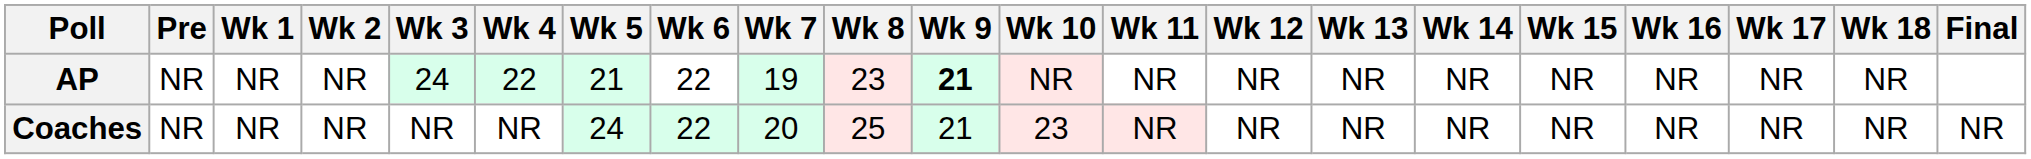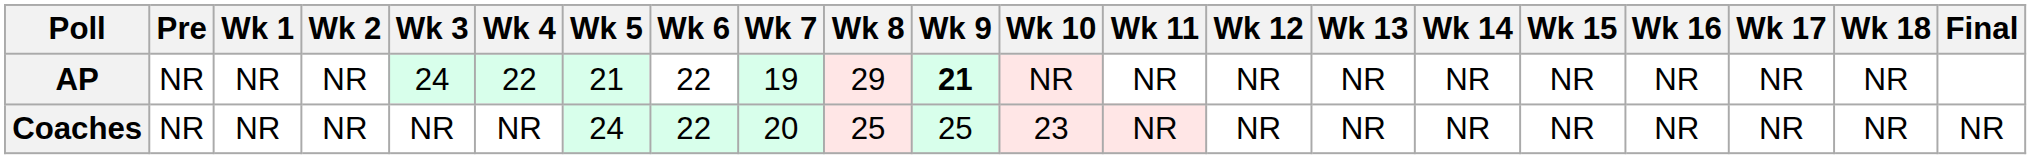(868, 78) 23 -> (868, 78) 29
(955, 128) 21 -> (955, 128) 25
